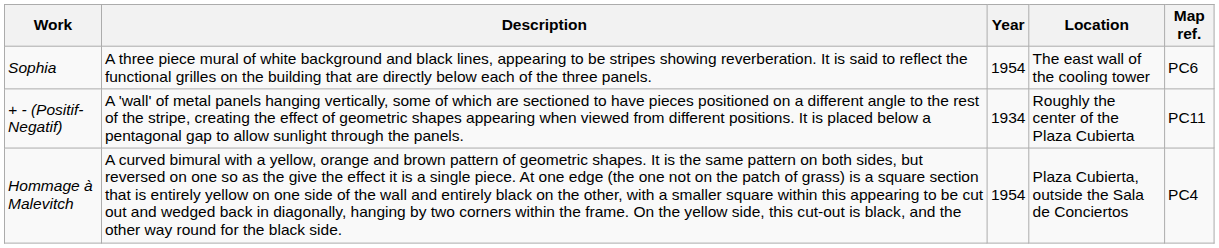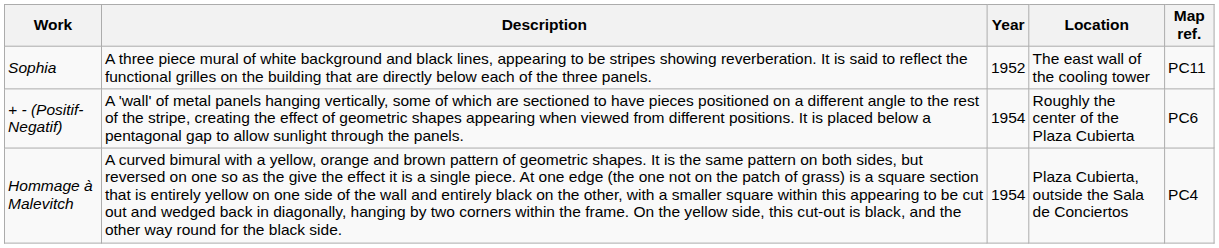(1008, 67) 1954 -> (1008, 67) 1952
(1183, 67) PC6 -> (1187, 67) PC11
(1008, 118) 1934 -> (1008, 118) 1954
(1187, 118) PC11 -> (1183, 118) PC6
